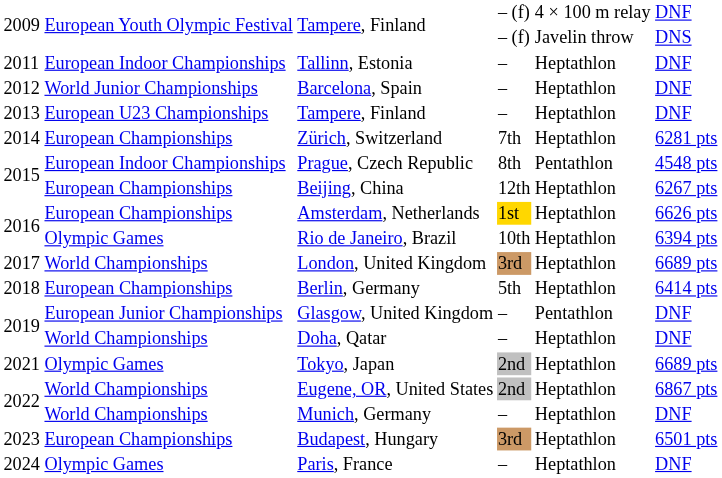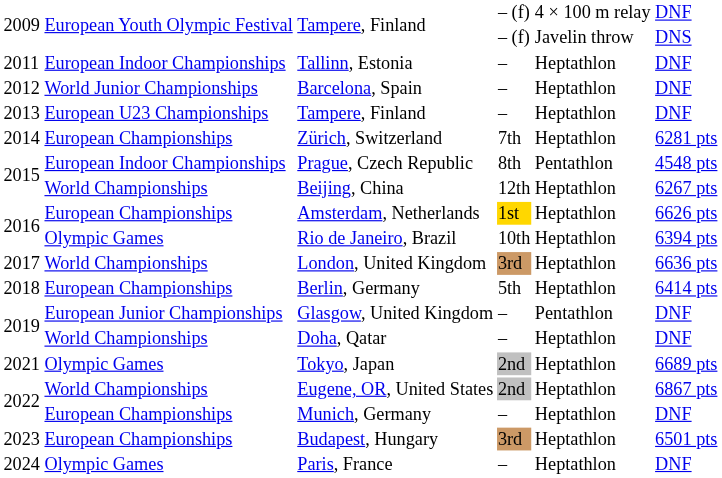(138, 188) European Championships -> (126, 188) World Championships
(686, 263) 6689 pts -> (686, 263) 6636 pts
(126, 413) World Championships -> (138, 413) European Championships
